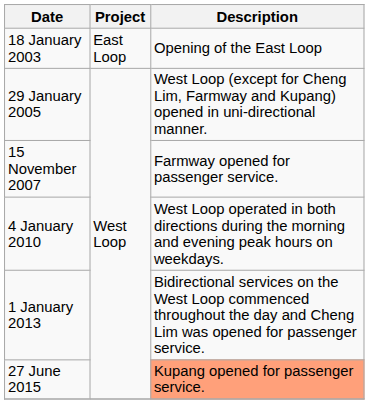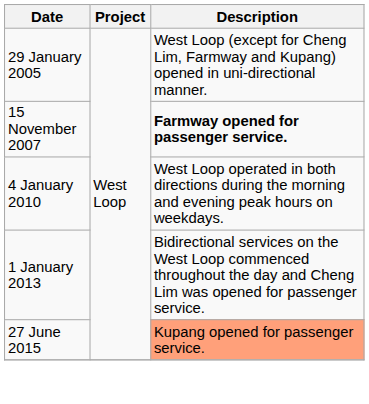- row: (45, 48)
(222, 169) normal -> (226, 129) bold
